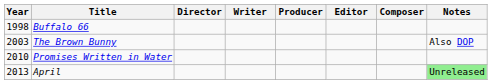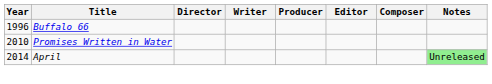(18, 27) 1998 -> (18, 27) 1996
- row: (75, 42)
(18, 72) 2013 -> (18, 57) 2014
